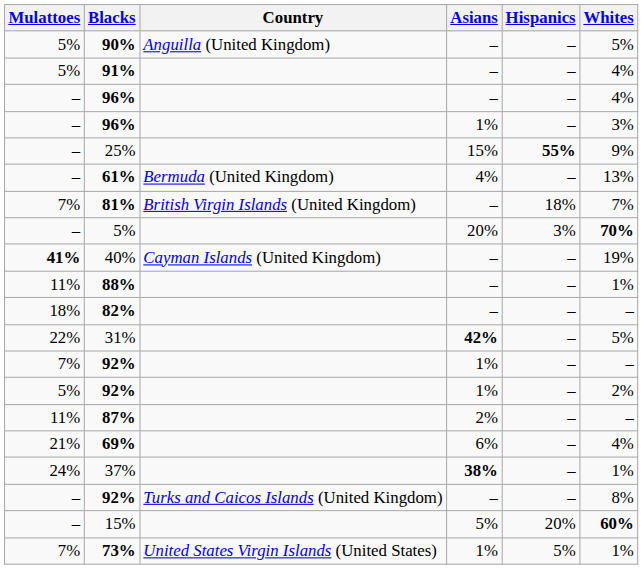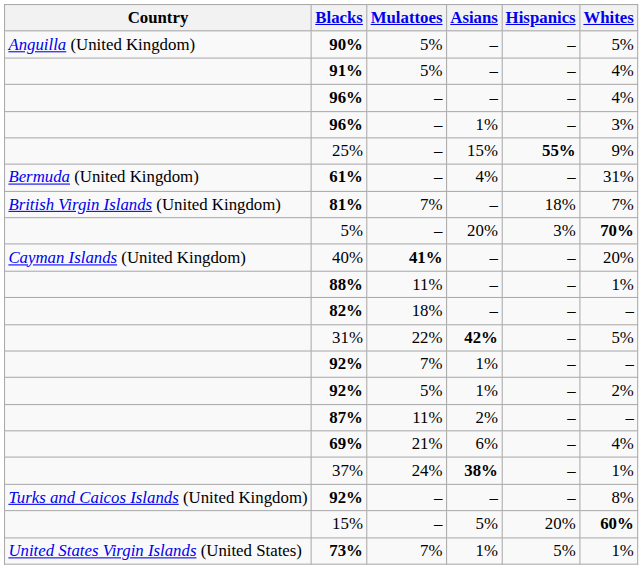columns swapped: (293, 17) <-> (44, 17)
(618, 177) 13% -> (618, 177) 31%
(618, 257) 19% -> (618, 257) 20%
